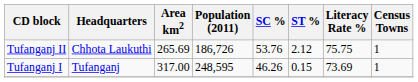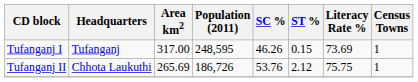rows swapped: (35, 67) <-> (37, 49)
